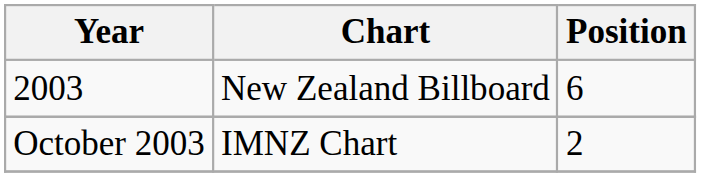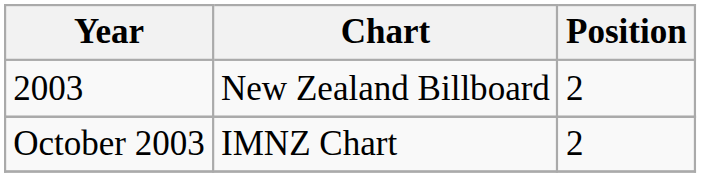(575, 87) 6 -> (575, 87) 2
